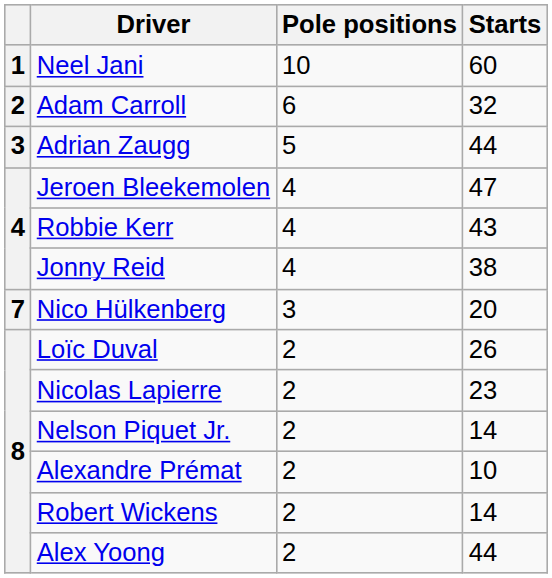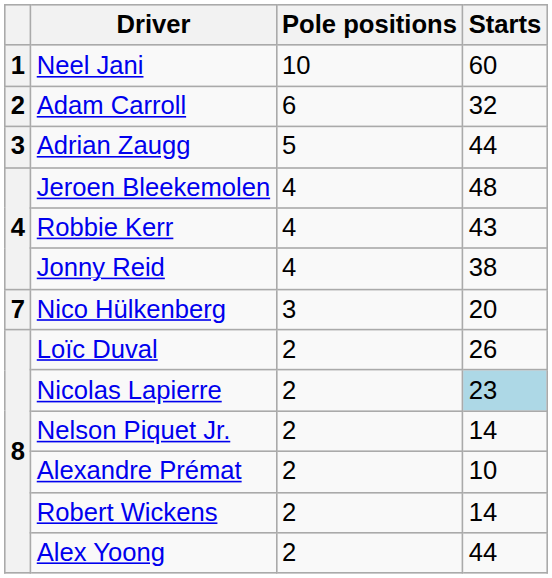(483, 187) 47 -> (483, 187) 48
(483, 390) no background -> (483, 390) lightblue background
